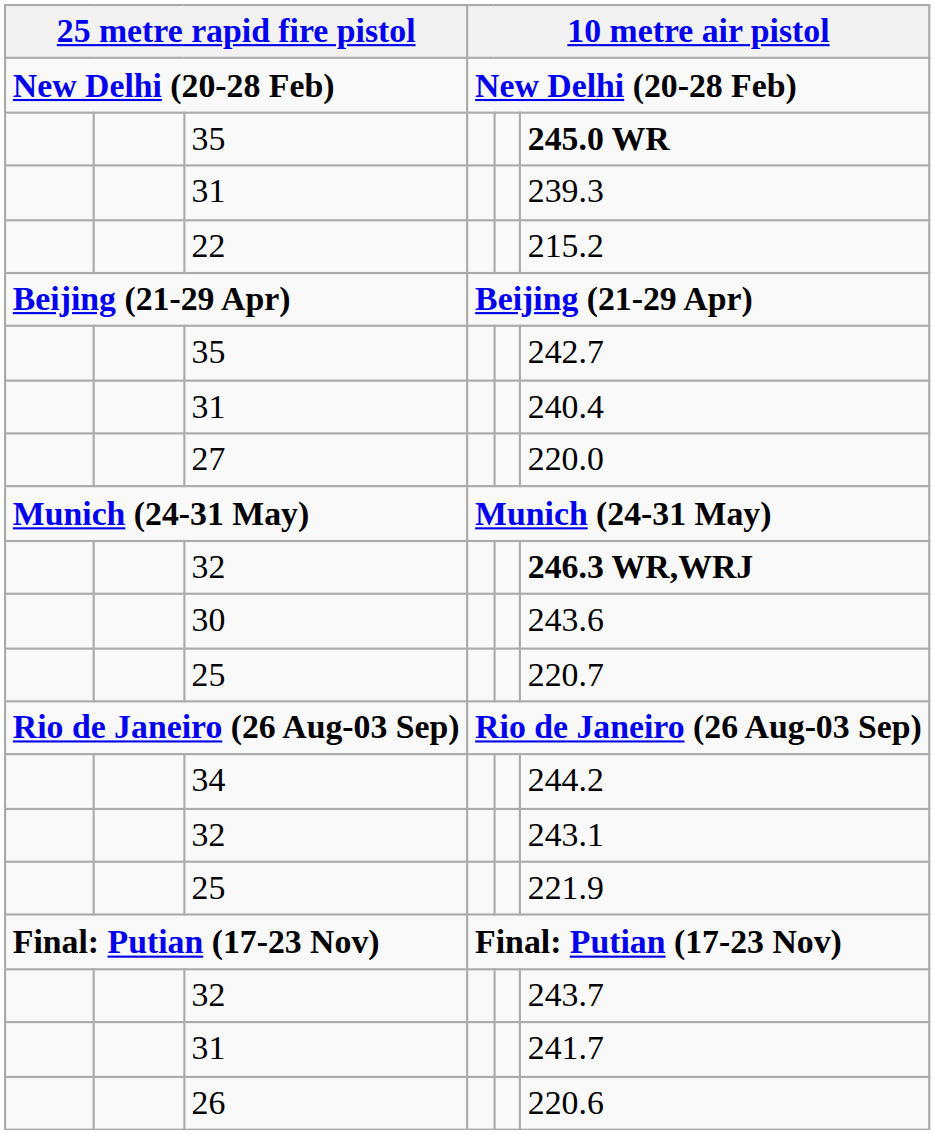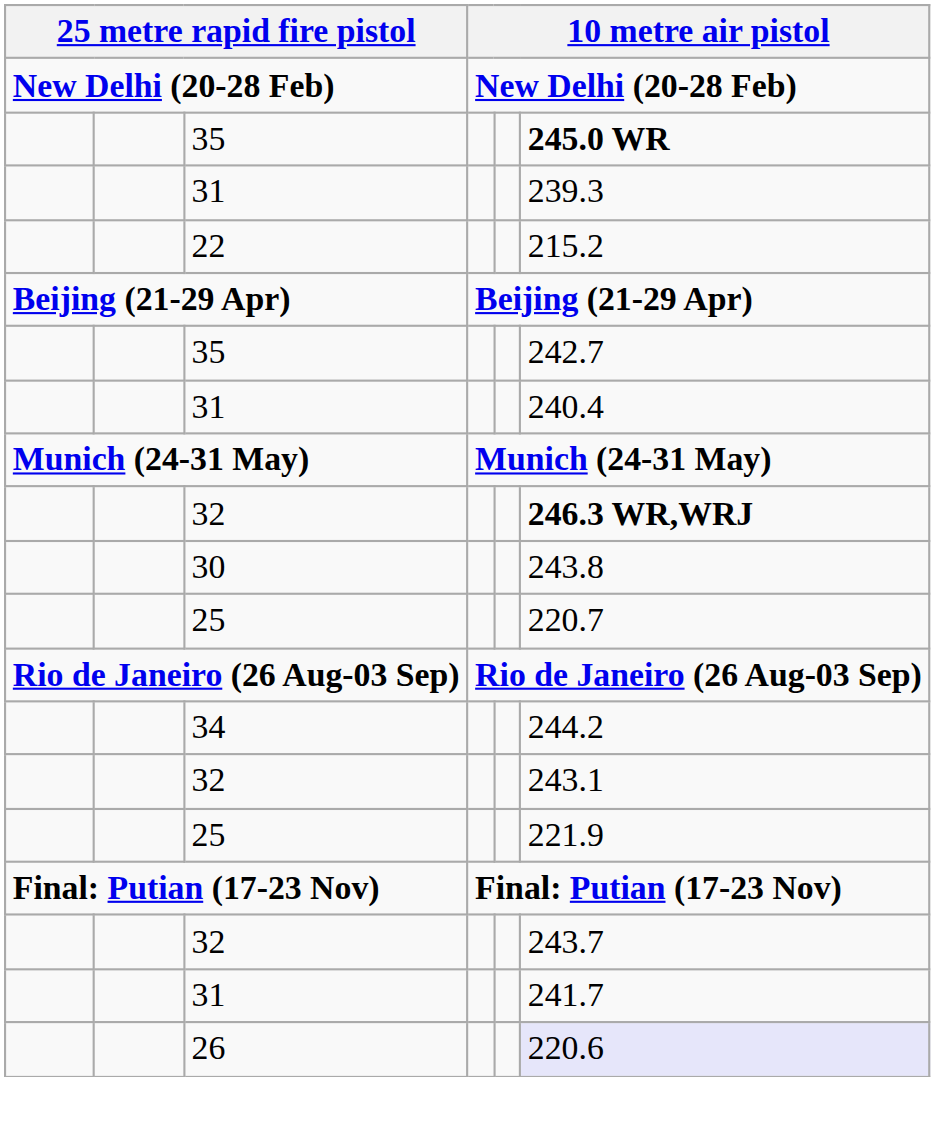- row: (50, 460)
(566, 620) 243.6 -> (566, 566) 243.8
(566, 1102) no background -> (566, 1048) lavender background
